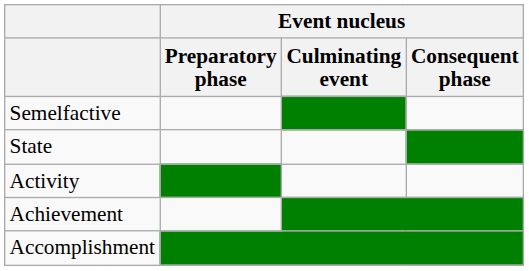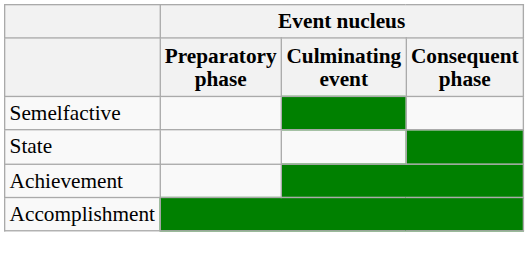- row: (44, 180)
